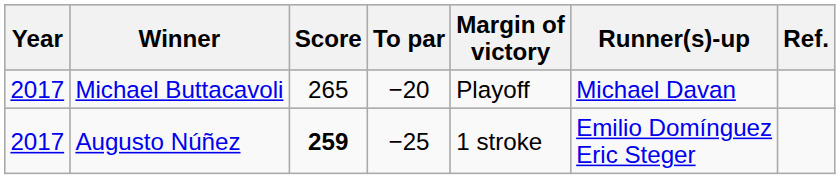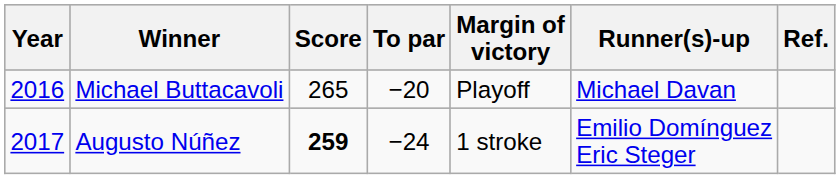(37, 89) 2017 -> (37, 89) 2016
(409, 141) −25 -> (409, 141) −24
